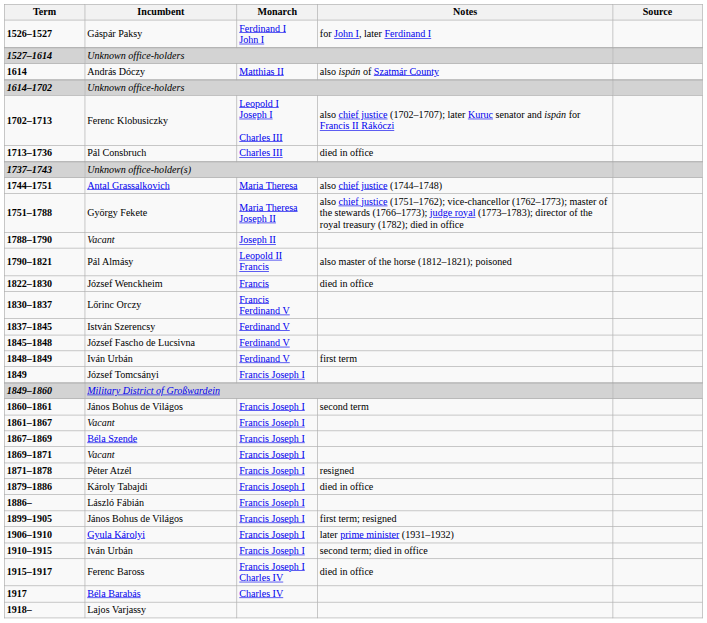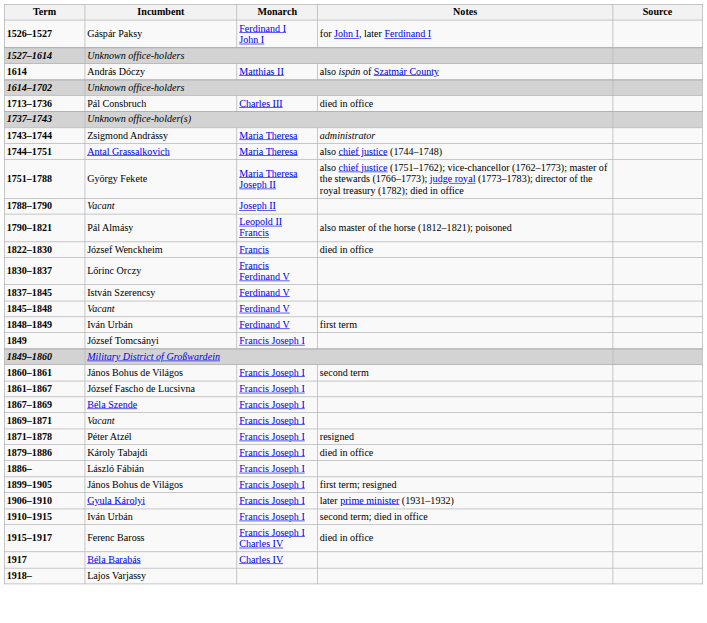- row: (29, 120)
+ row: (29, 135)
(141, 343) József Fascho de Lucsivna -> (101, 308) Vacant
(101, 422) Vacant -> (141, 388) József Fascho de Lucsivna
